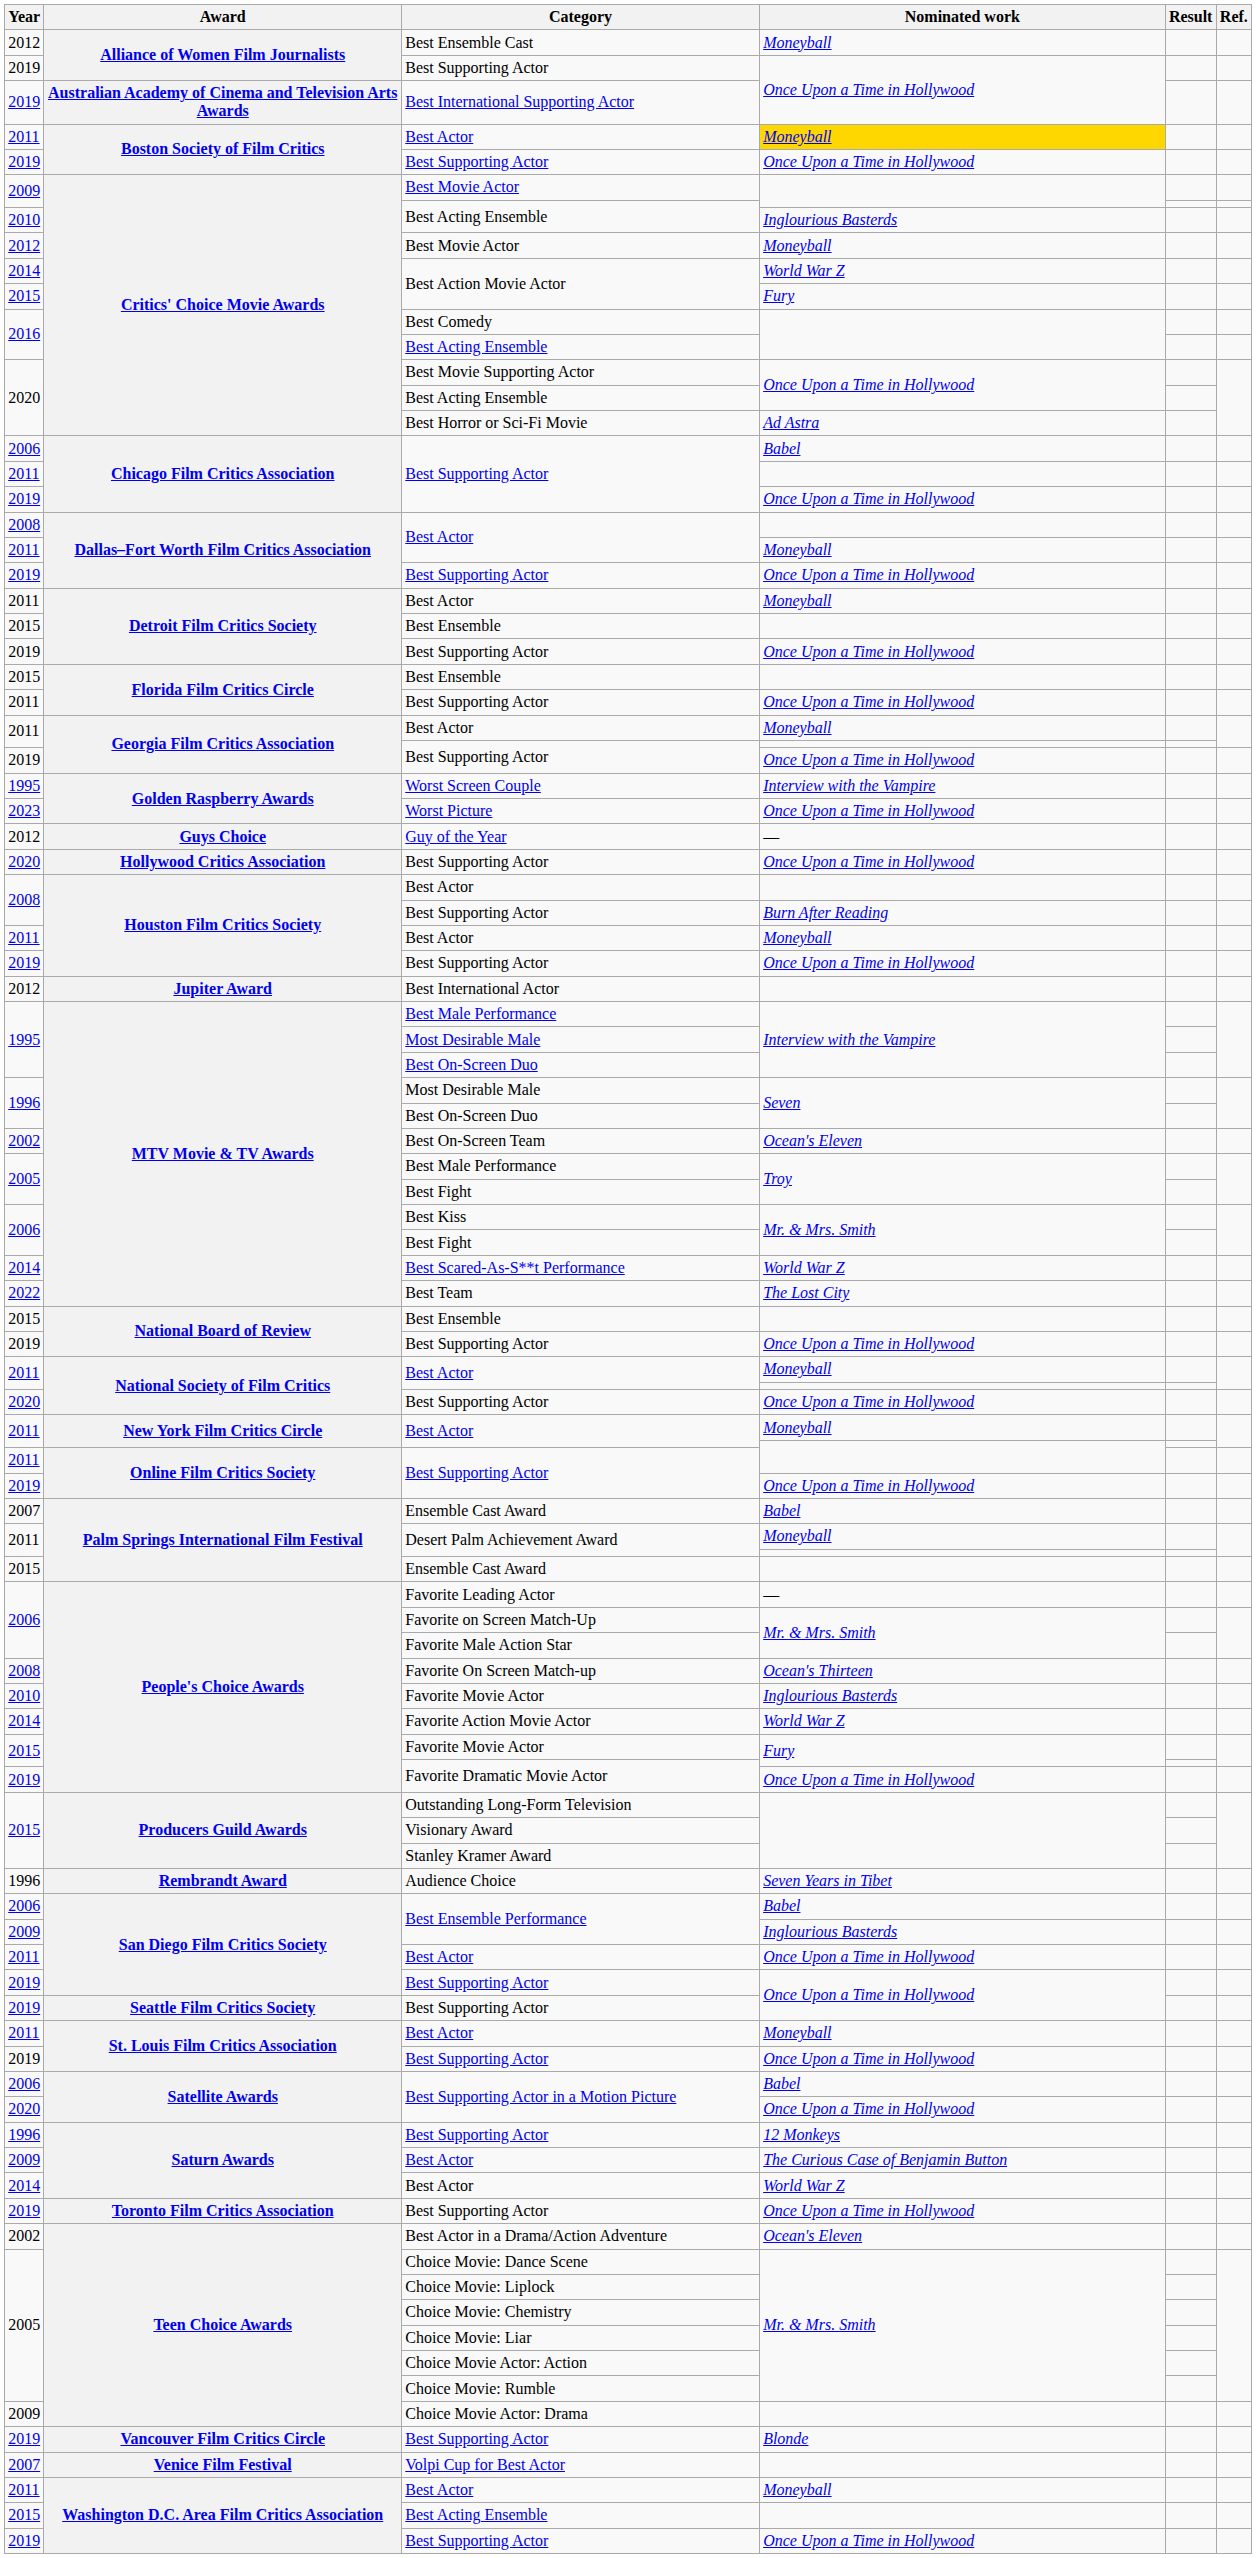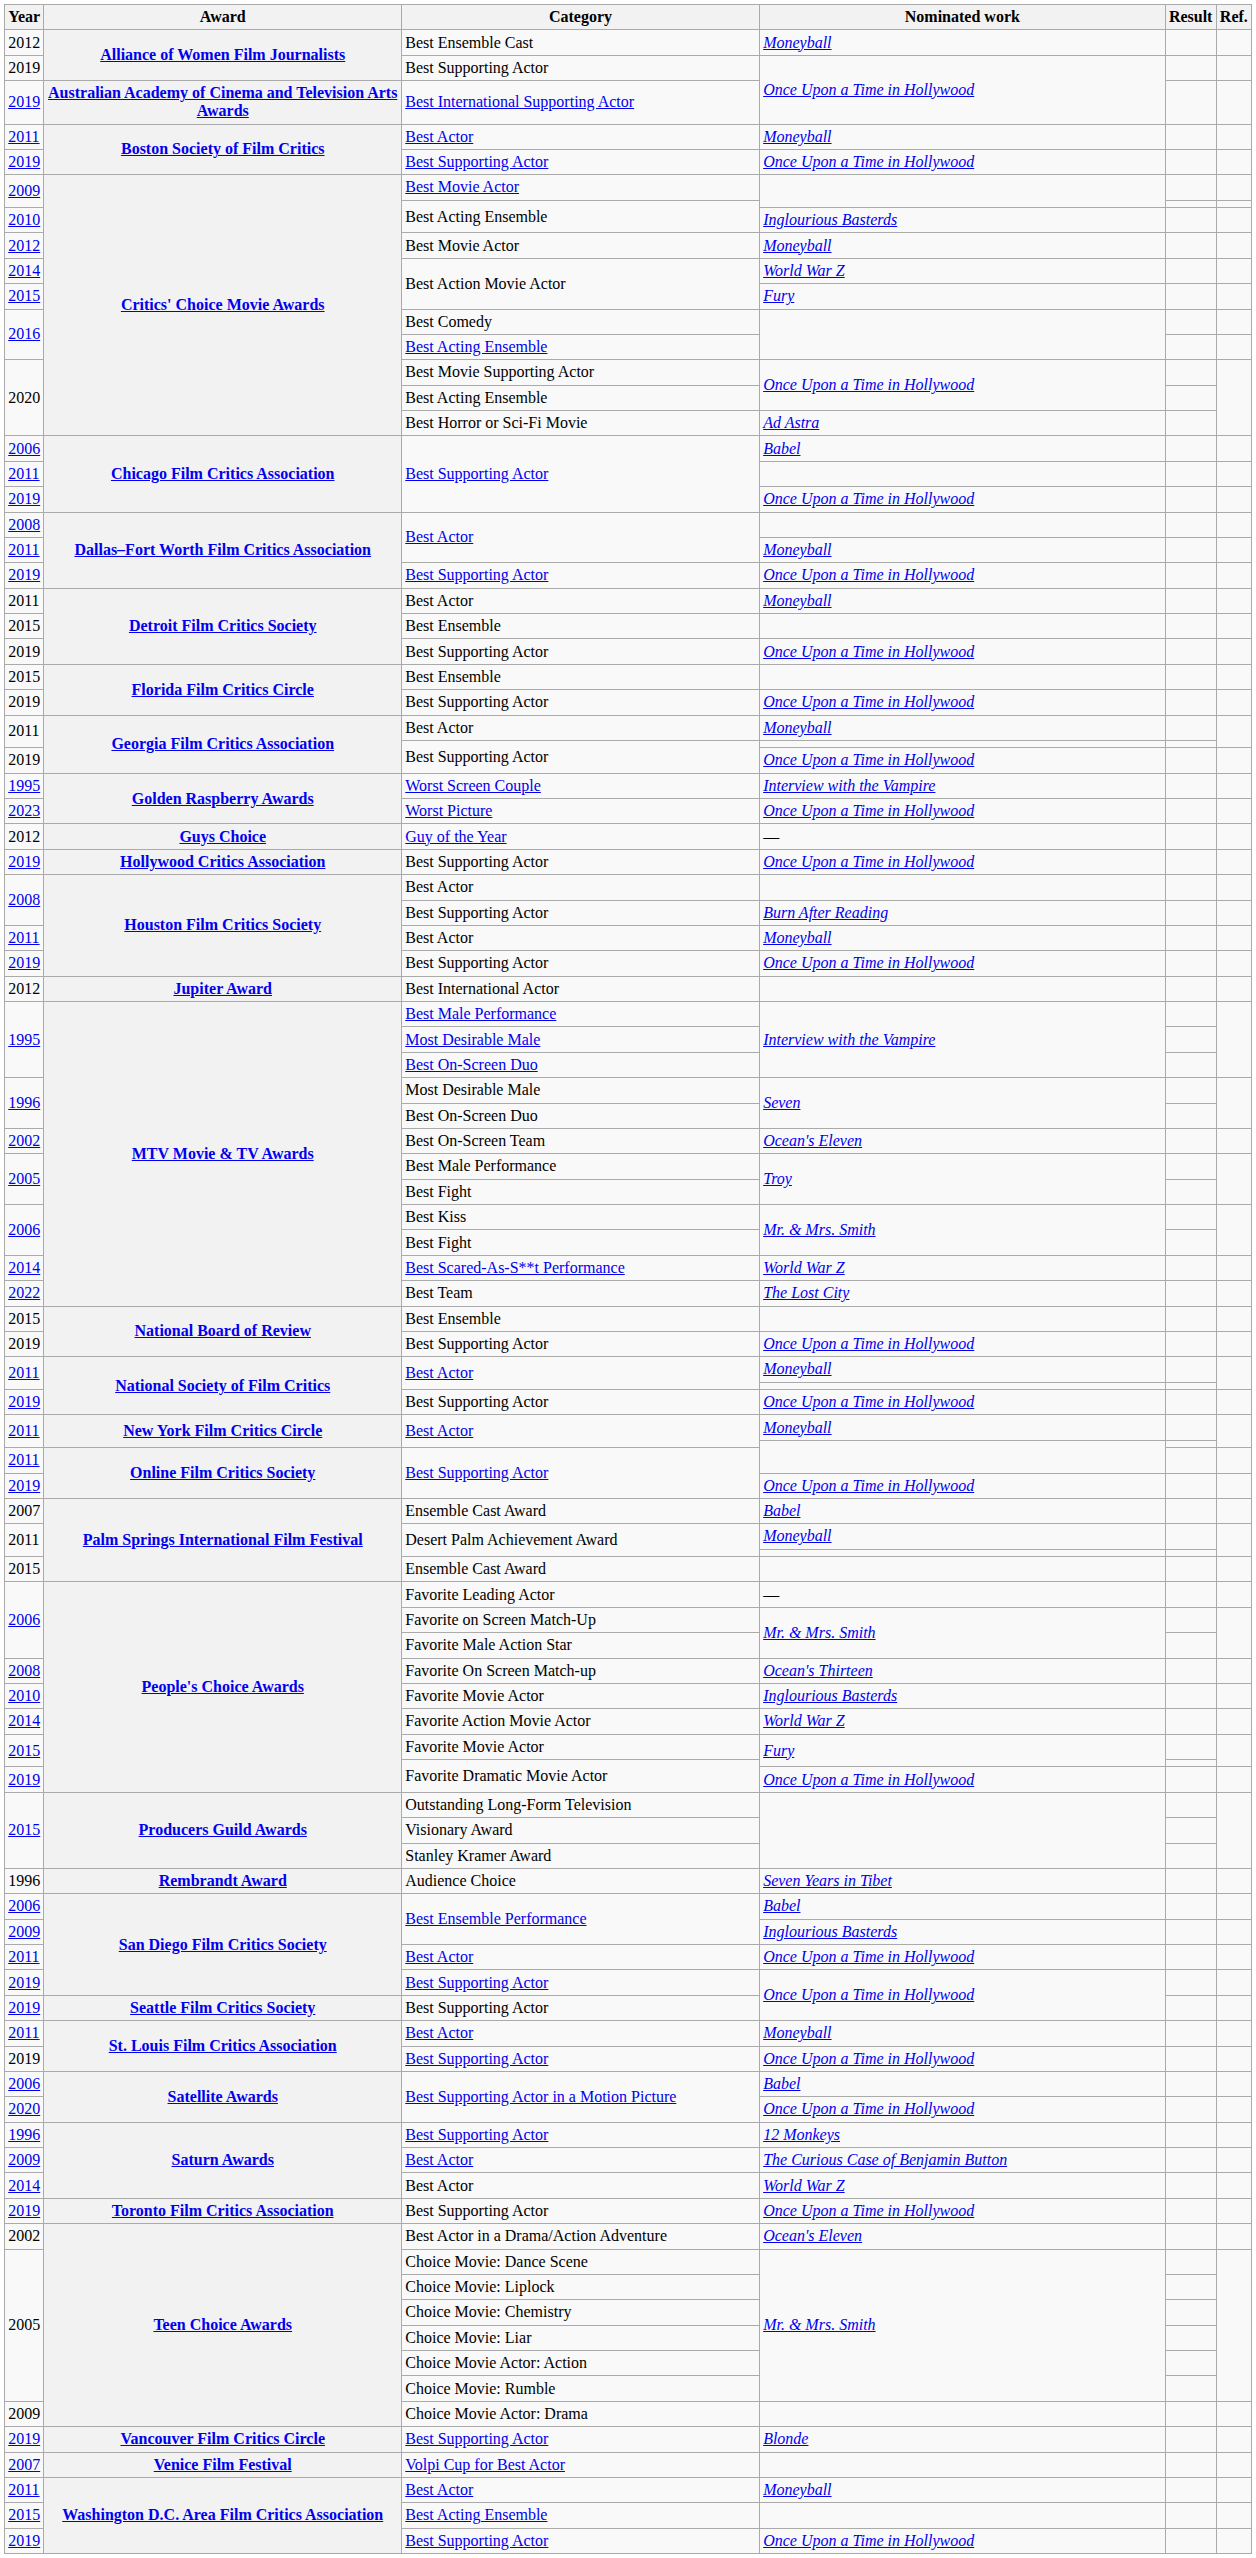(797, 136) gold background -> (797, 136) no background
(24, 702) 2011 -> (24, 702) 2019
(24, 861) 2020 -> (24, 861) 2019
(24, 1402) 2020 -> (24, 1402) 2019
